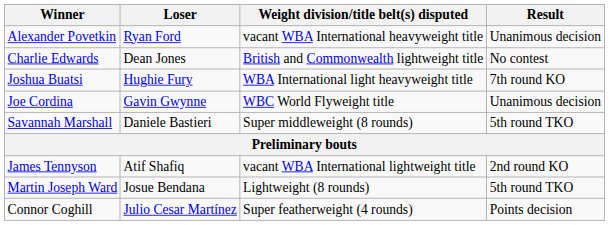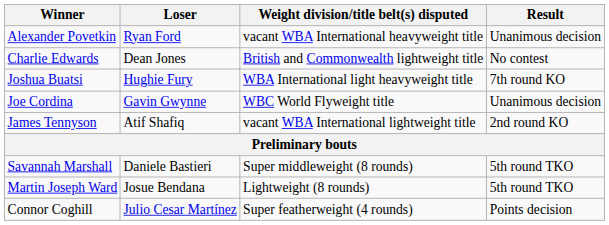rows swapped: (60, 123) <-> (52, 166)
